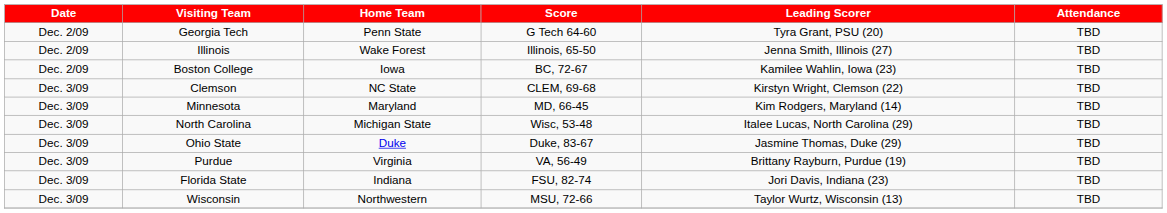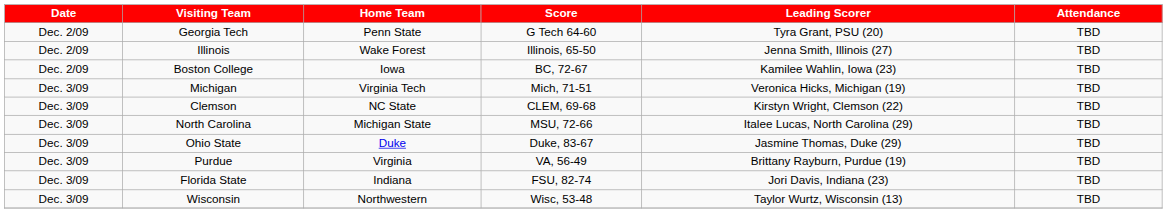+ row: (213, 87)
- row: (213, 106)
(561, 124) Wisc, 53-48 -> (561, 124) MSU, 72-66
(561, 198) MSU, 72-66 -> (561, 198) Wisc, 53-48
